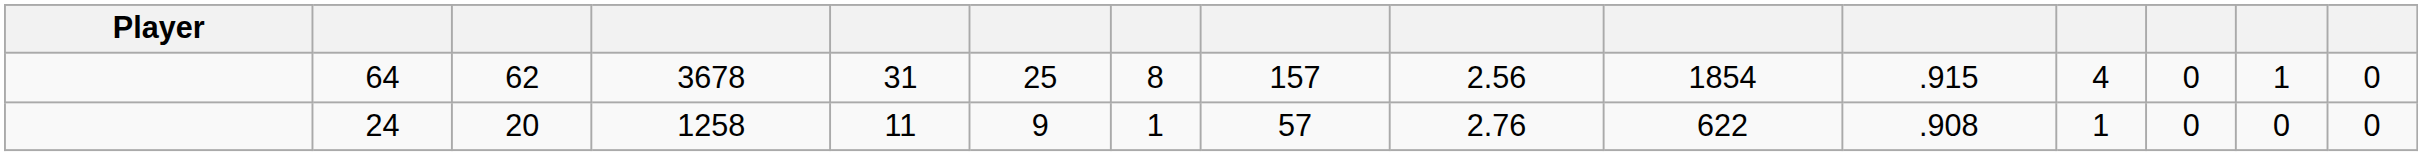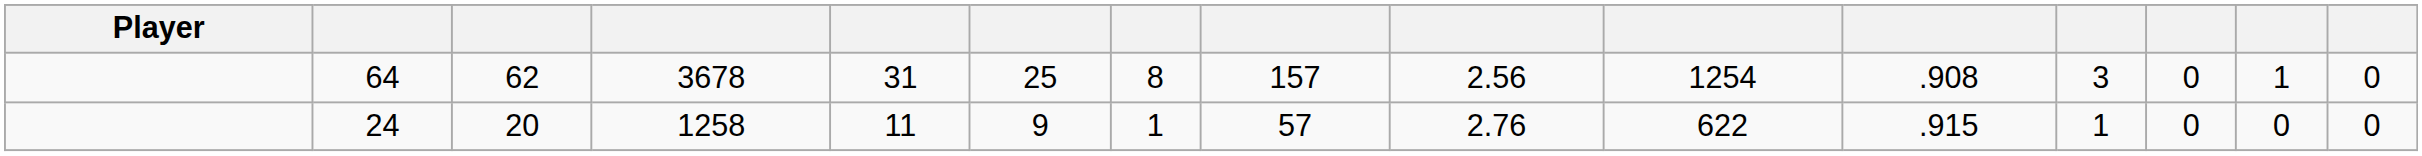(1723, 77) 1854 -> (1723, 77) 1254
(1949, 77) .915 -> (1949, 77) .908
(2101, 77) 4 -> (2101, 77) 3
(1949, 125) .908 -> (1949, 125) .915
